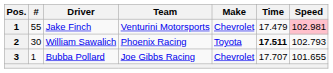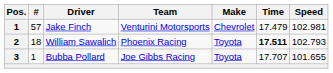(36, 27) 55 -> (36, 27) 57
(309, 27) pink background -> (309, 27) no background
(36, 42) 30 -> (36, 42) 18
(234, 57) Chevrolet -> (228, 57) Toyota
